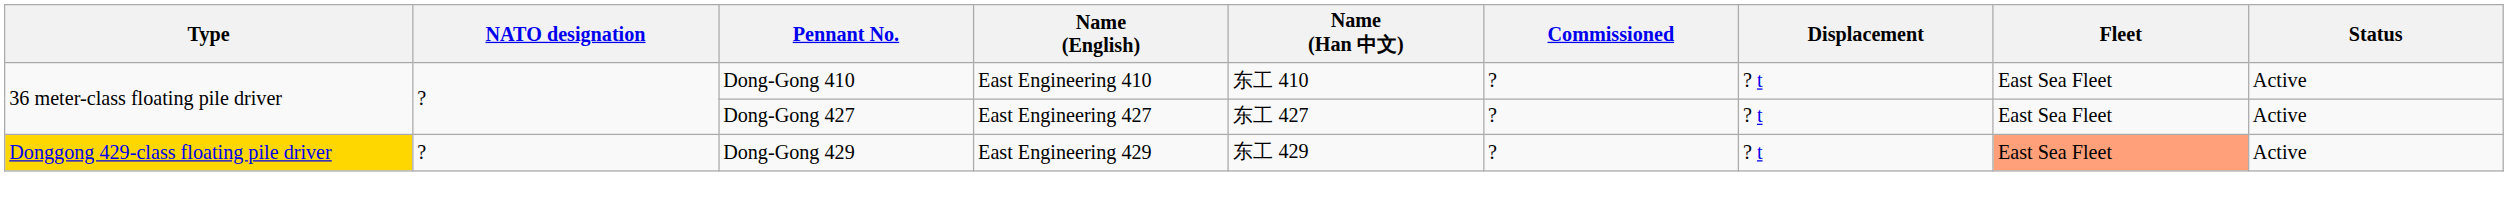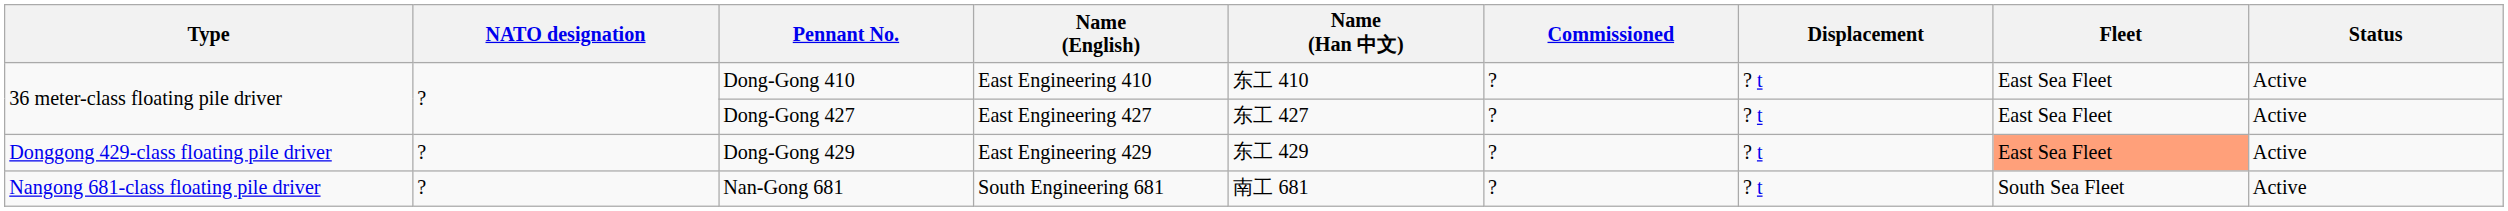(171, 152) gold background -> (171, 152) no background
+ row: (783, 188)
